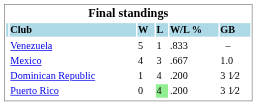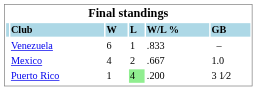(141, 46) 5 -> (109, 46) 6
(159, 61) 3 -> (132, 61) 2
- row: (53, 76)
(141, 91) 0 -> (109, 76) 1
